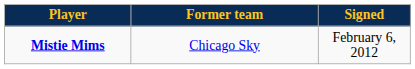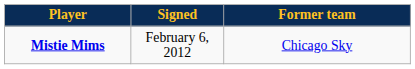columns swapped: (364, 15) <-> (225, 15)
